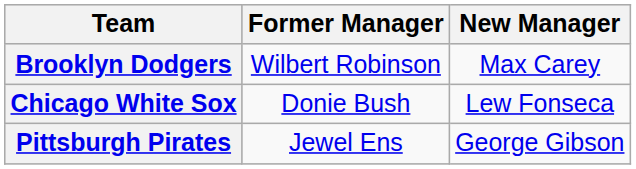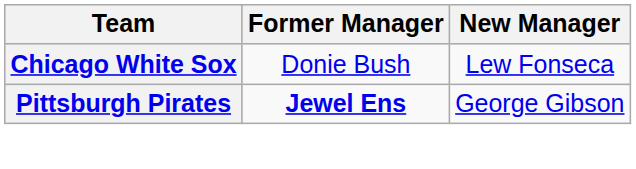- row: (124, 63)
(346, 143) normal -> (346, 103) bold
